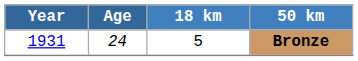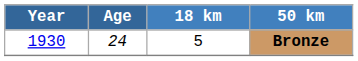(46, 43) 1931 -> (46, 43) 1930
